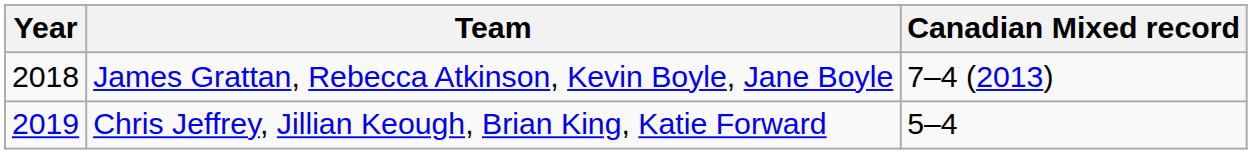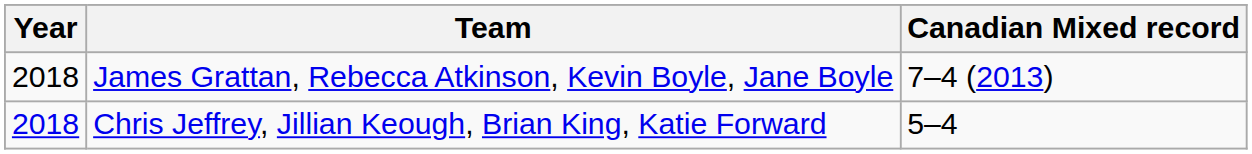(46, 124) 2019 -> (46, 124) 2018
